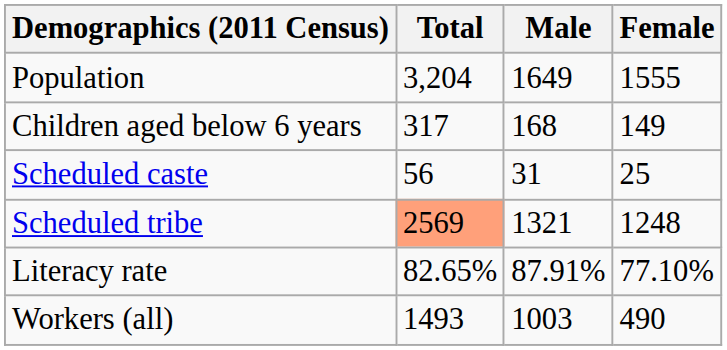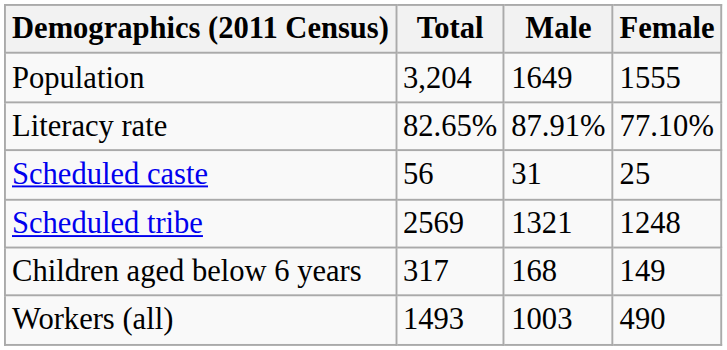rows swapped: (187, 125) <-> (90, 271)
(434, 222) lightsalmon background -> (434, 222) no background
